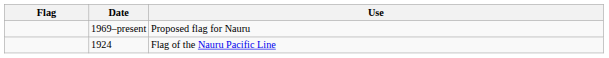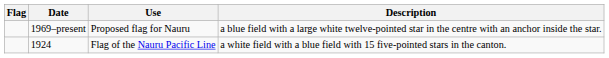+ column: (411, 12)
